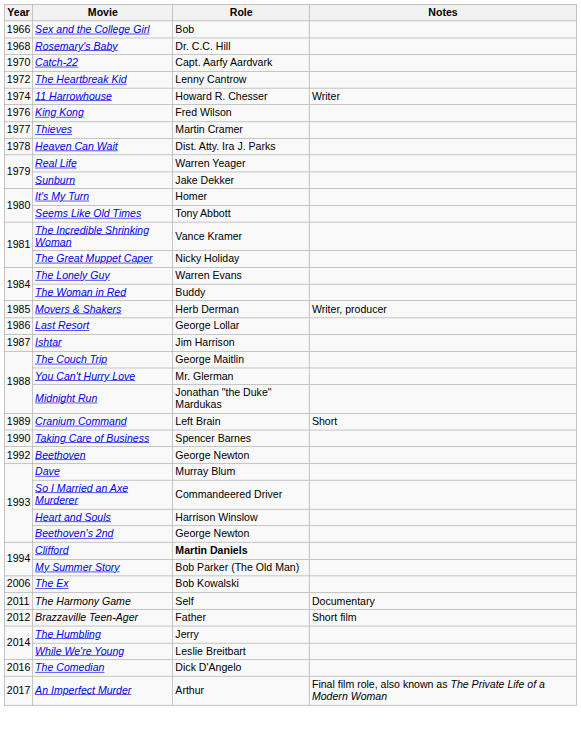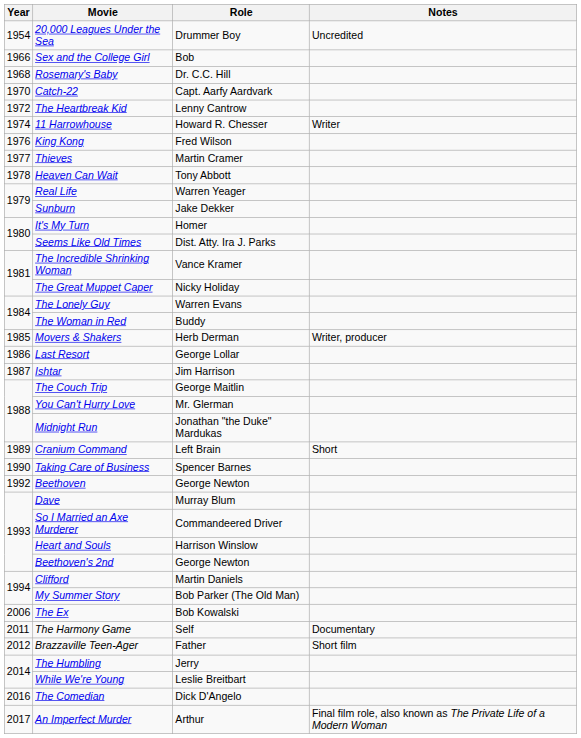+ row: (98, 35)
(225, 146) Dist. Atty. Ira J. Parks -> (203, 175) Tony Abbott
(203, 213) Tony Abbott -> (225, 242) Dist. Atty. Ira J. Parks
(211, 550) bold -> (209, 579) normal
